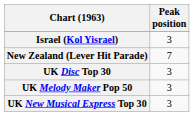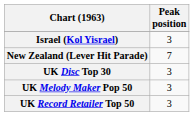- row: (77, 103)
+ row: (77, 103)
